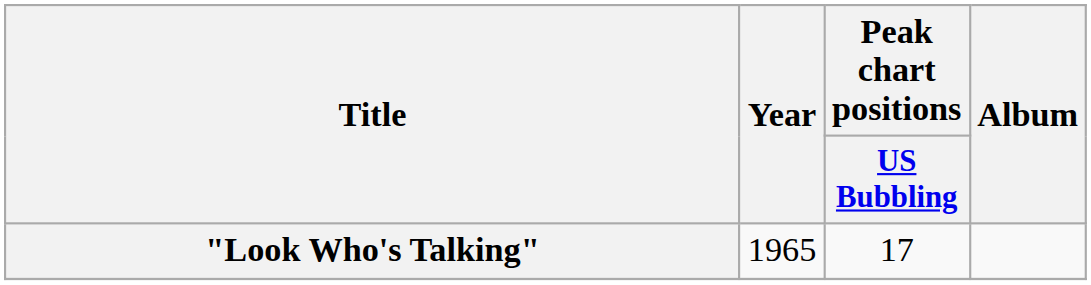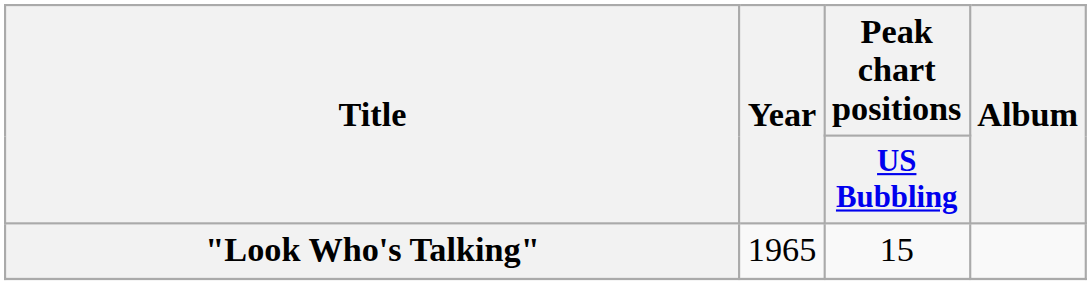(897, 250) 17 -> (897, 250) 15
